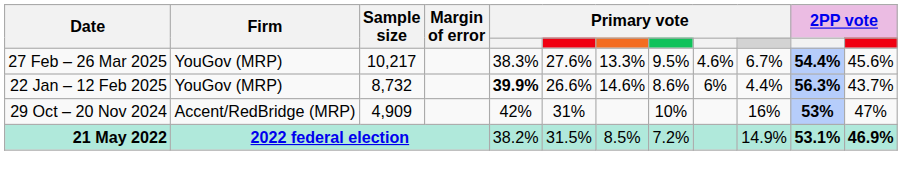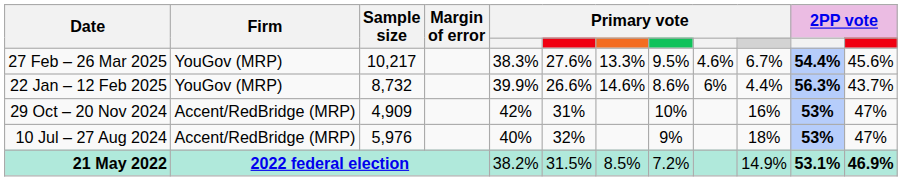(516, 87) bold -> (516, 87) normal
+ row: (91, 138)
